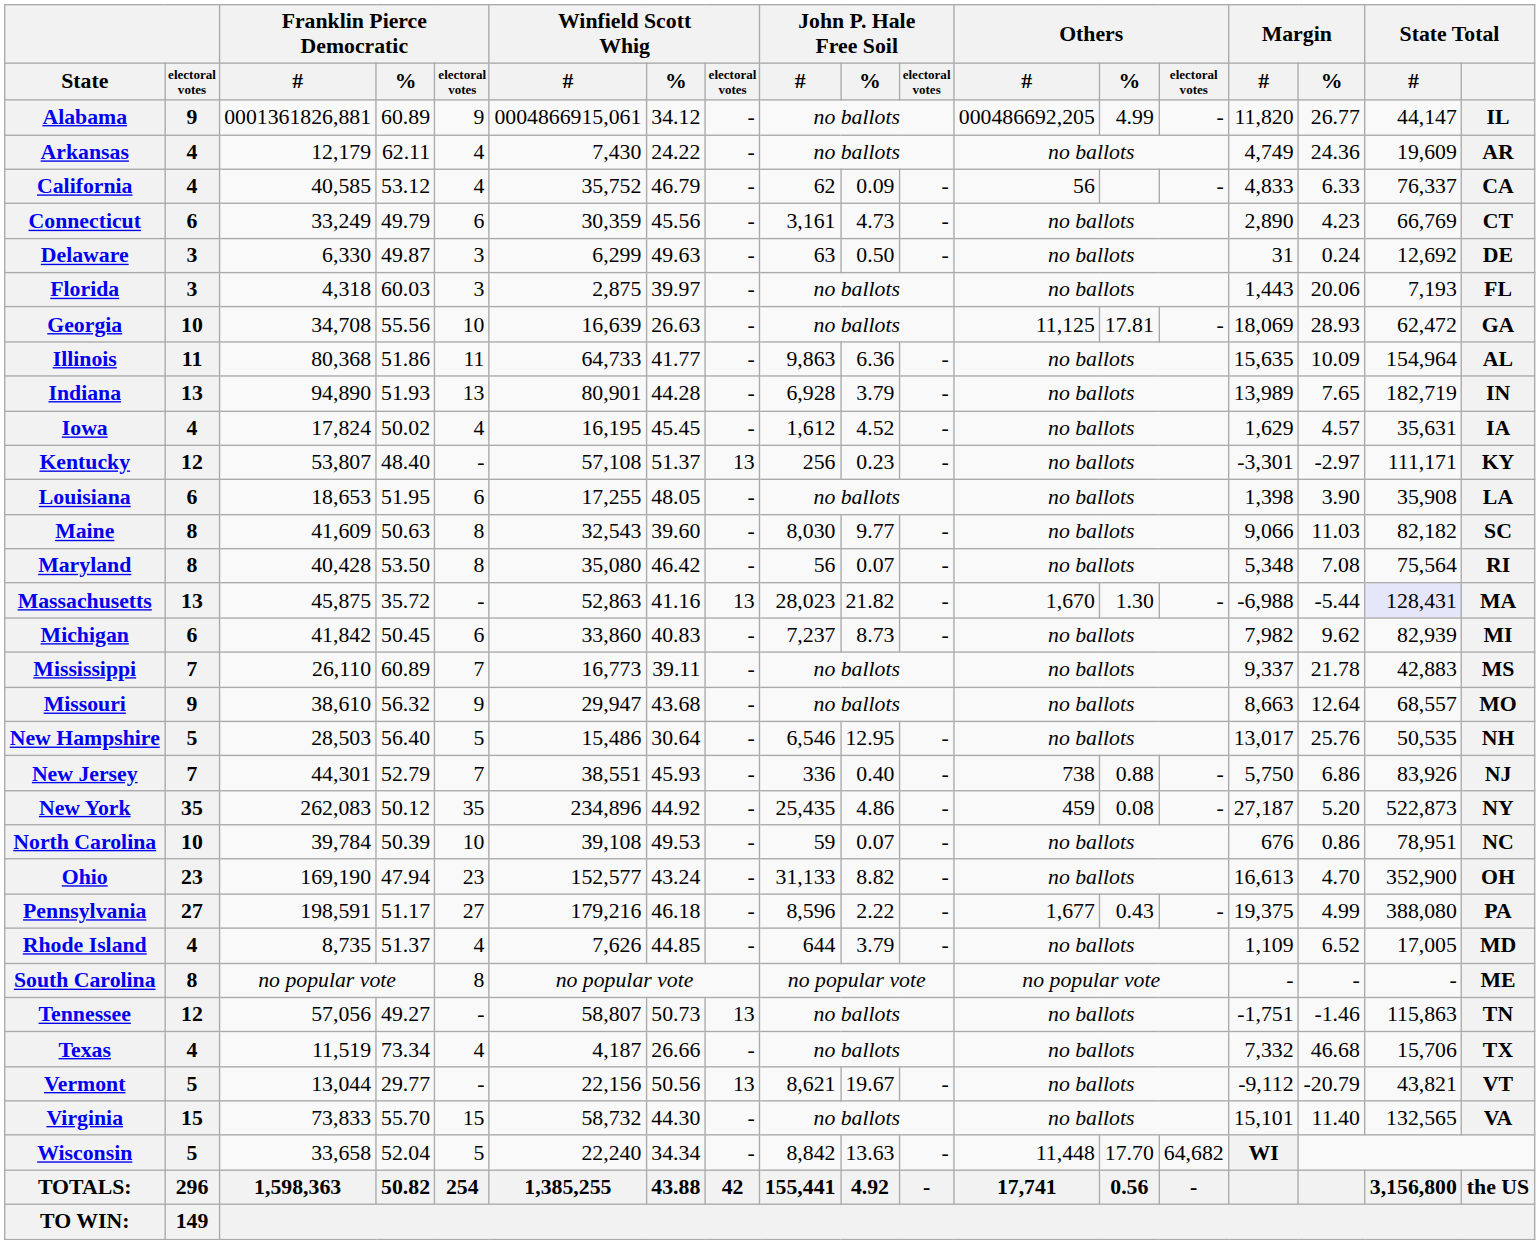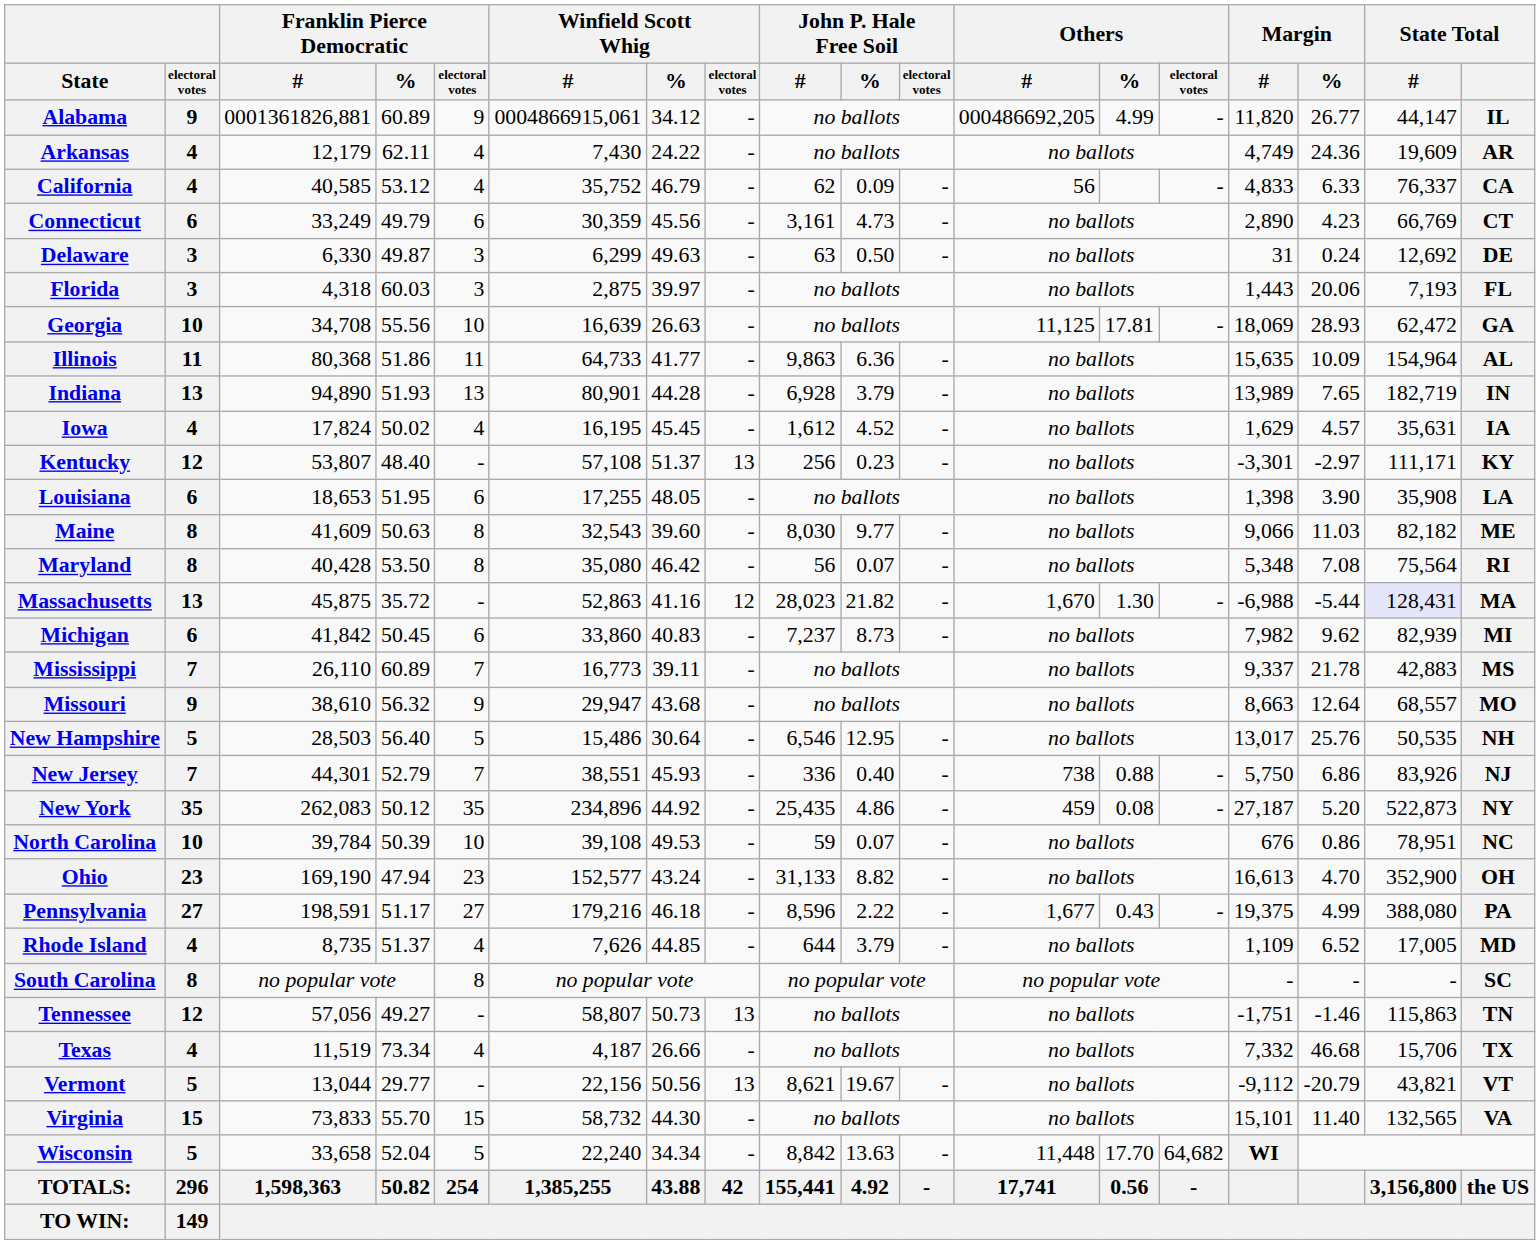(1498, 531) SC -> (1498, 531) ME
(744, 600) 13 -> (744, 600) 12
(1498, 979) ME -> (1498, 979) SC
